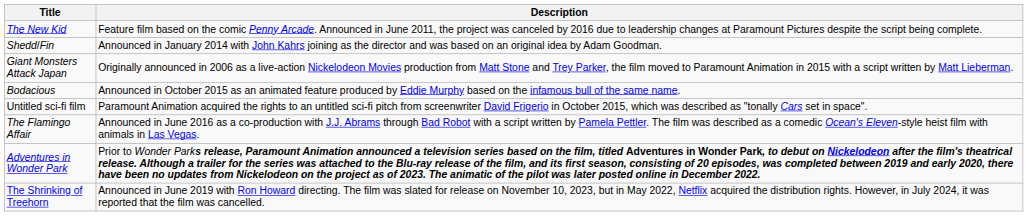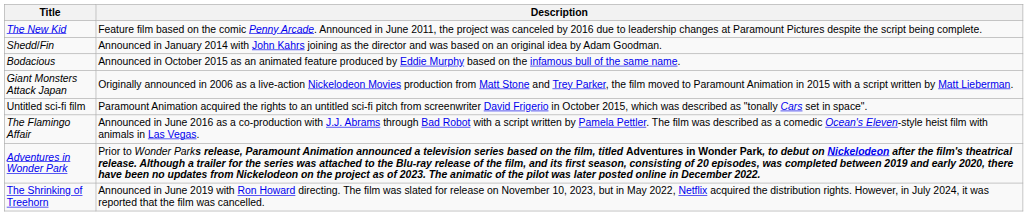rows swapped: (42, 68) <-> (31, 90)
